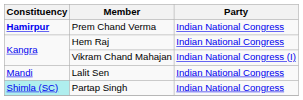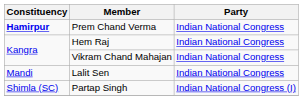(236, 57) Indian National Congress (I) -> (230, 57) Indian National Congress
(32, 88) paleturquoise background -> (32, 88) no background
(230, 88) Indian National Congress -> (236, 88) Indian National Congress (I)
